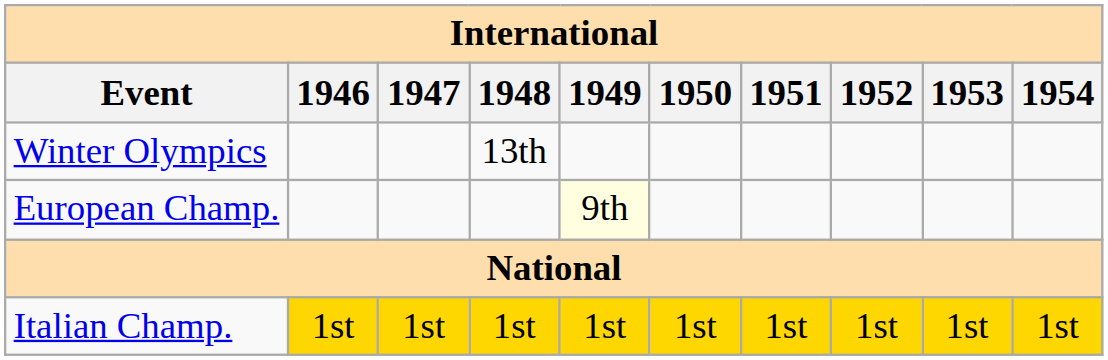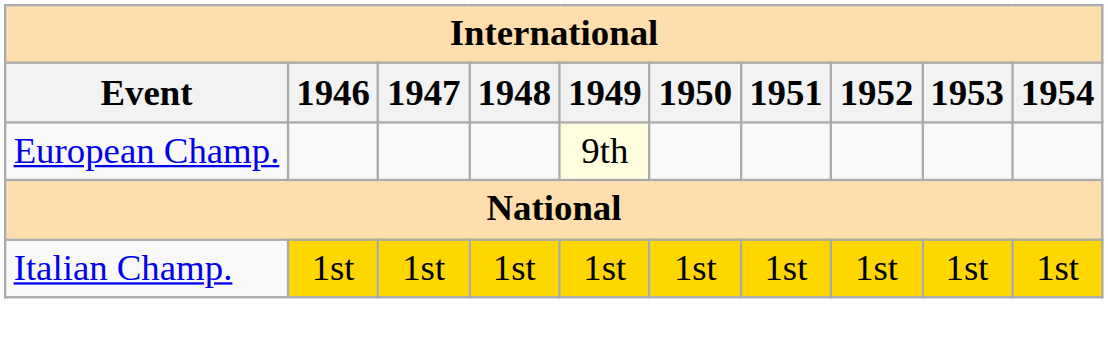- row: (140, 150)
